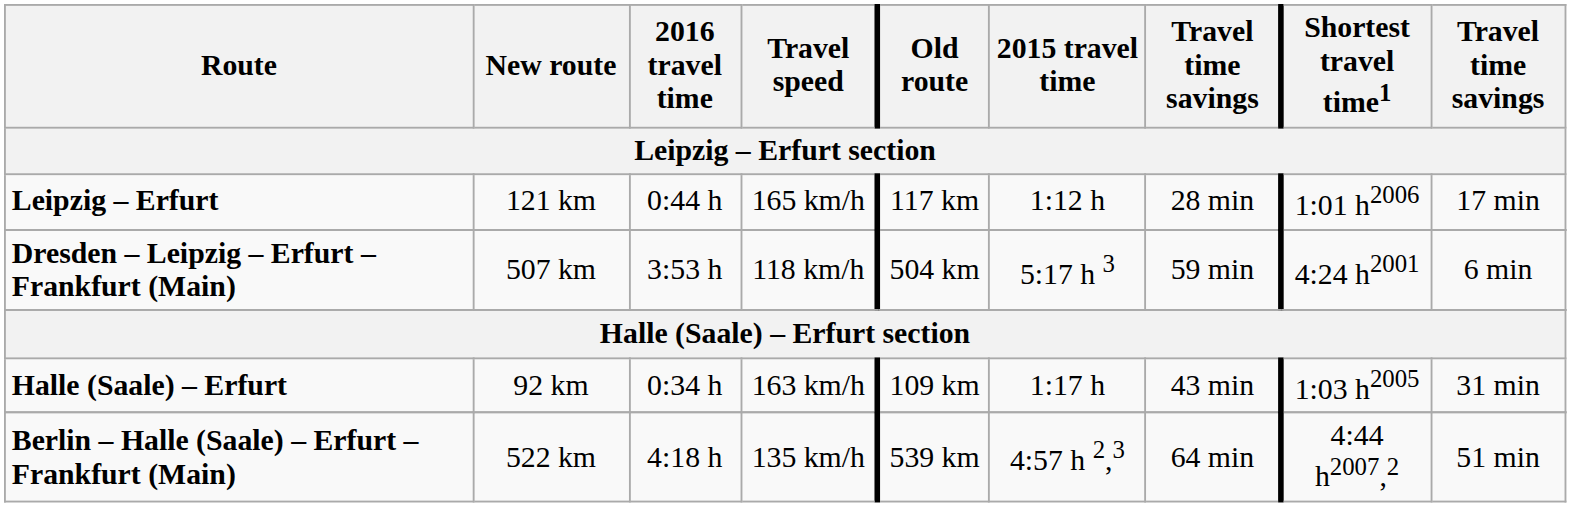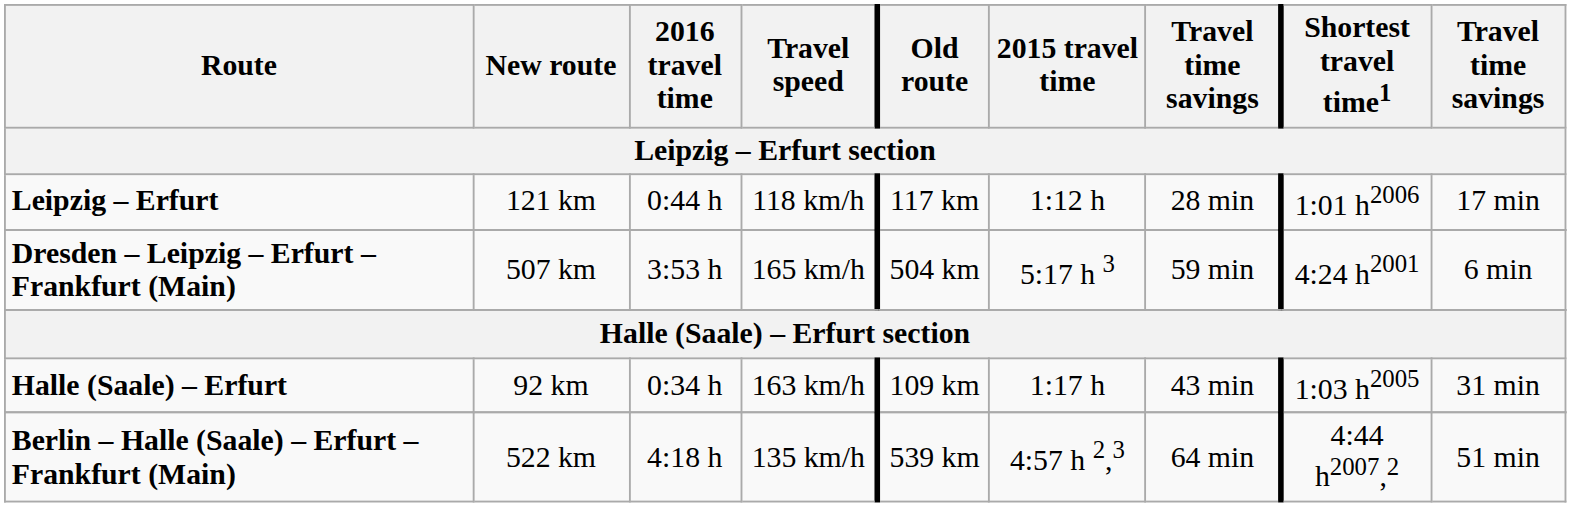(808, 201) 165 km/h -> (808, 201) 118 km/h
(808, 269) 118 km/h -> (808, 269) 165 km/h
